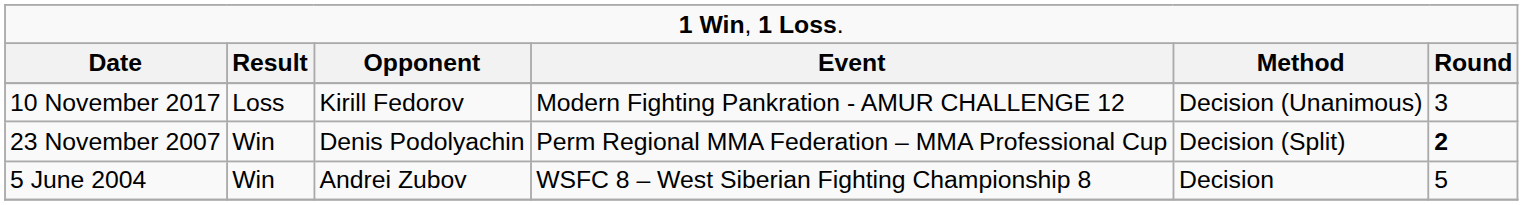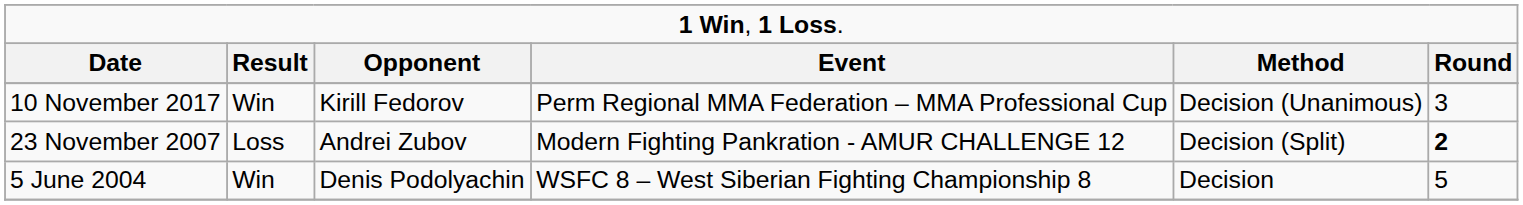(258, 102) Loss -> (253, 102) Win
(830, 102) Modern Fighting Pankration - AMUR CHALLENGE 12 -> (852, 102) Perm Regional MMA Federation – MMA Professional Cup
(253, 141) Win -> (258, 141) Loss
(422, 141) Denis Podolyachin -> (393, 141) Andrei Zubov
(852, 141) Perm Regional MMA Federation – MMA Professional Cup -> (830, 141) Modern Fighting Pankration - AMUR CHALLENGE 12
(393, 180) Andrei Zubov -> (422, 180) Denis Podolyachin
